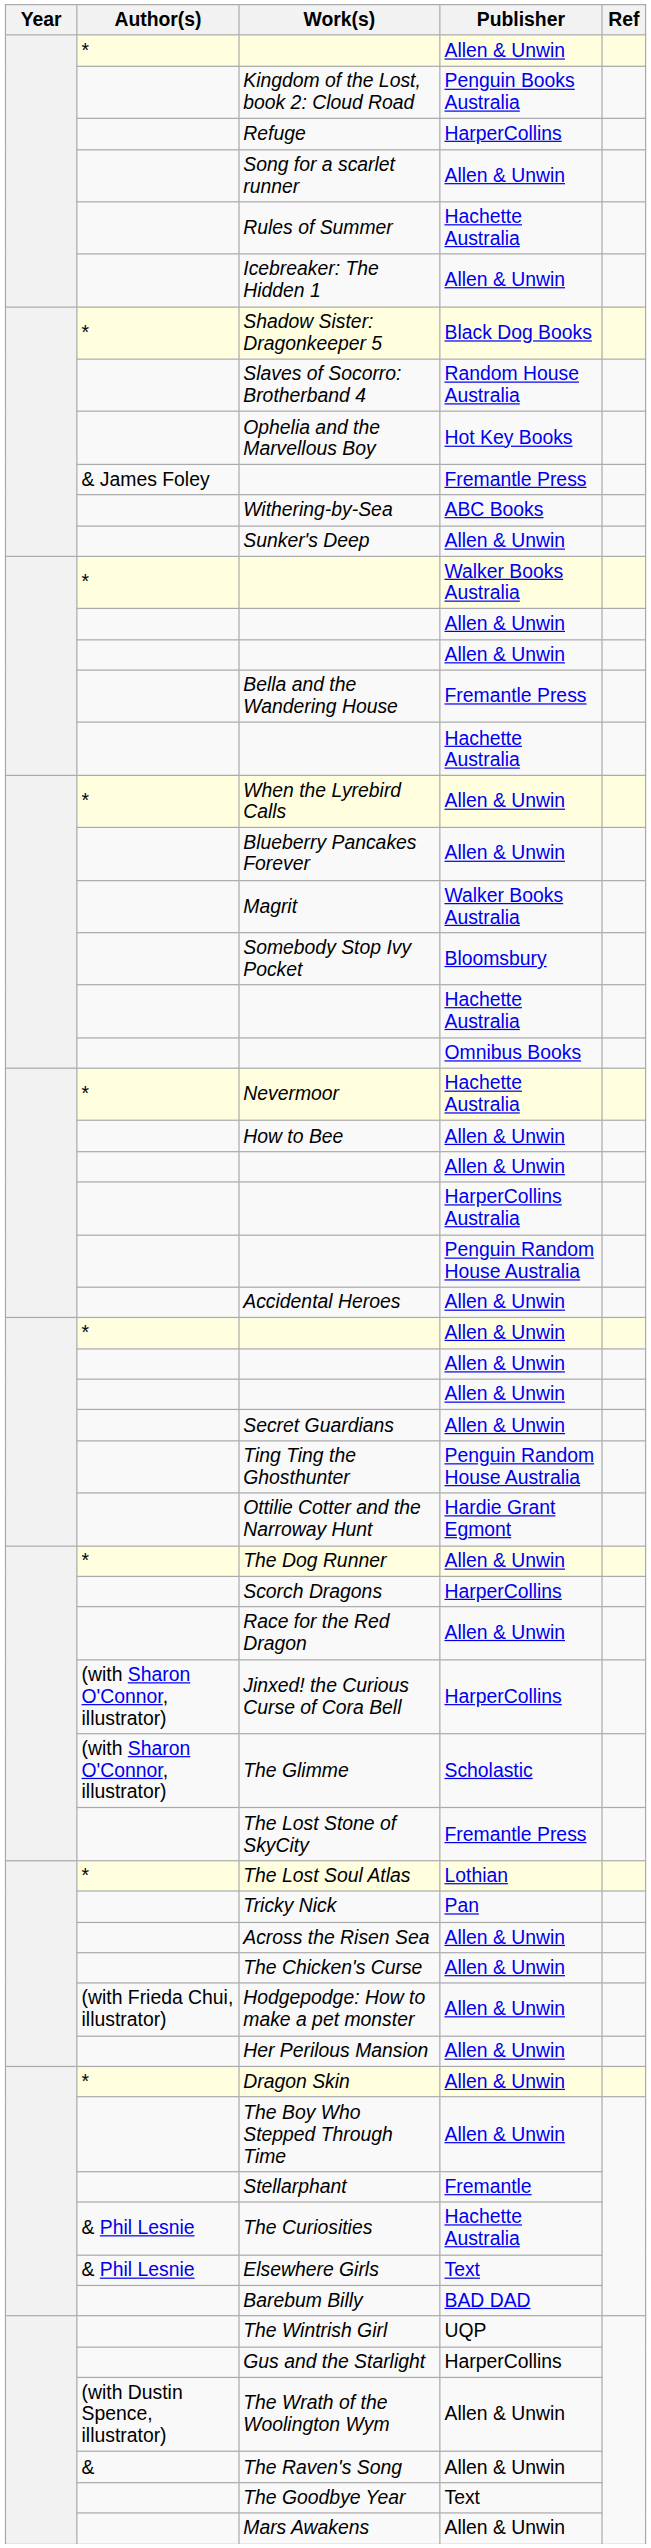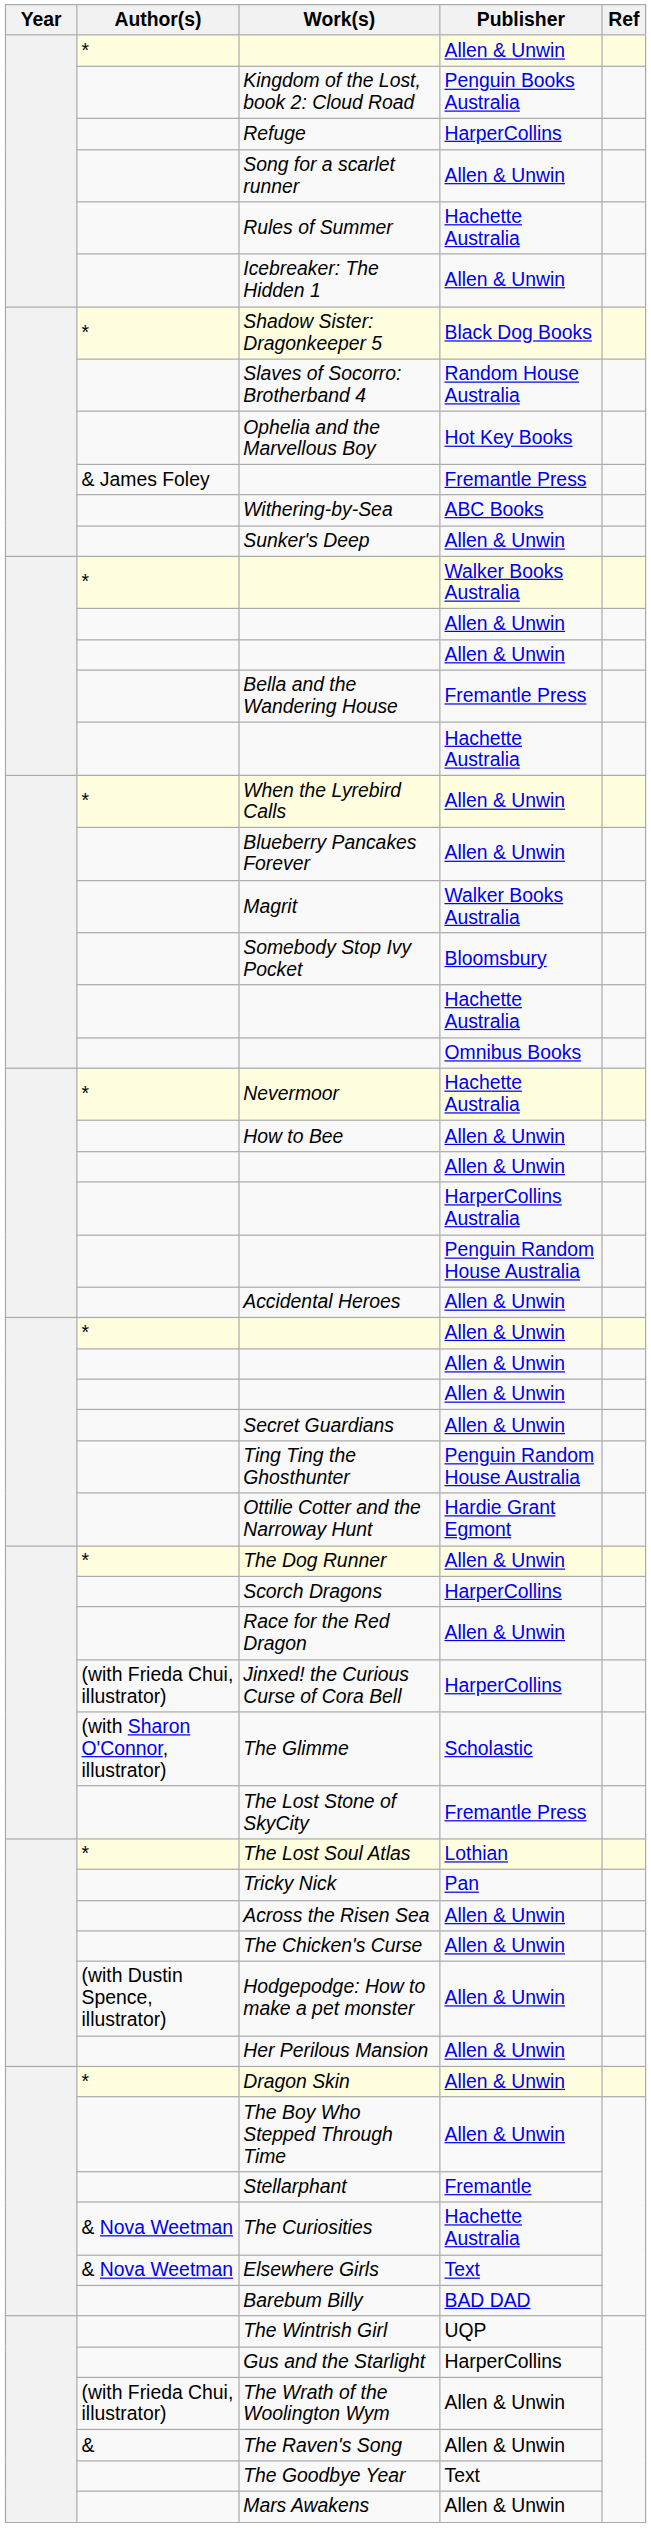(136, 1696) (with Sharon O'Connor, illustrator) -> (157, 1685) (with Frieda Chui, illustrator)
(157, 2009) (with Frieda Chui, illustrator) -> (132, 1998) (with Dustin Spence, illustrator)
(138, 2228) & Phil Lesnie -> (157, 2228) & Nova Weetman
(138, 2269) & Phil Lesnie -> (157, 2269) & Nova Weetman
(132, 2414) (with Dustin Spence, illustrator) -> (157, 2403) (with Frieda Chui, illustrator)
